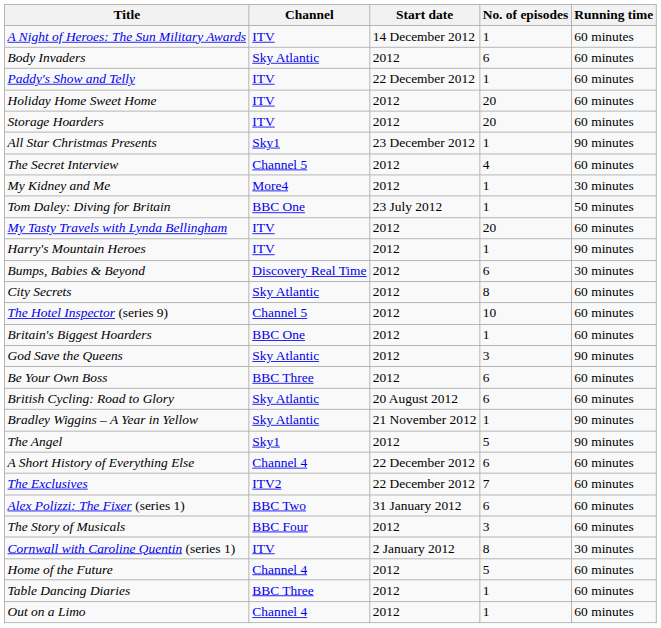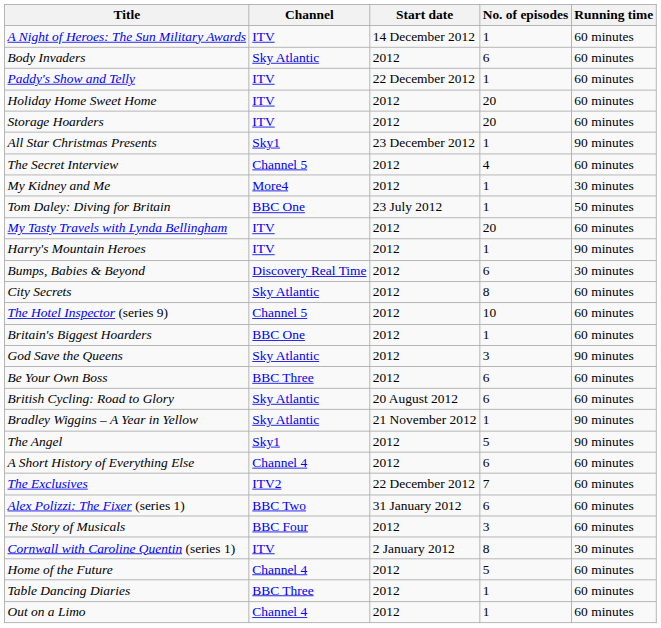(424, 462) 22 December 2012 -> (386, 462) 2012
